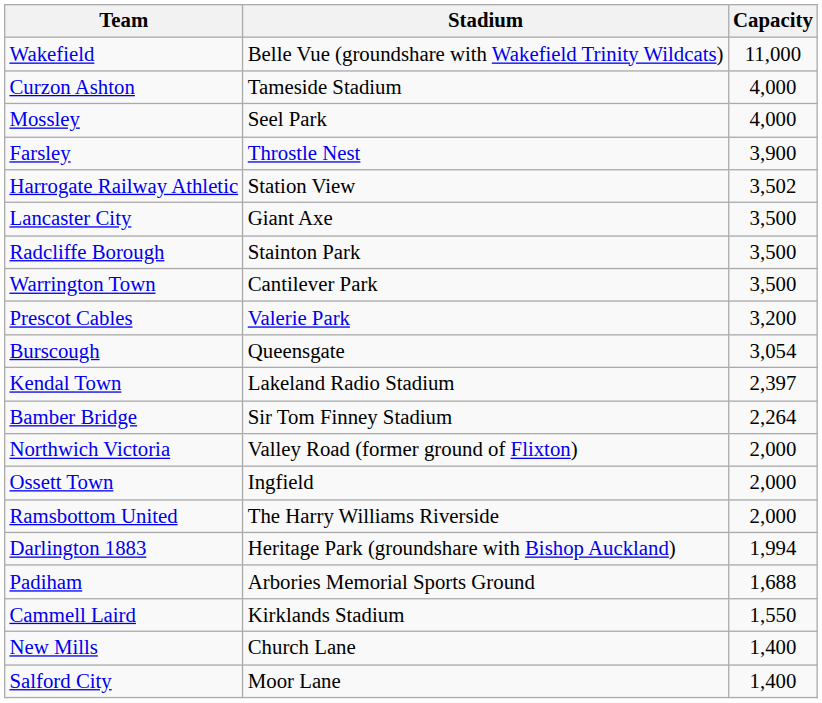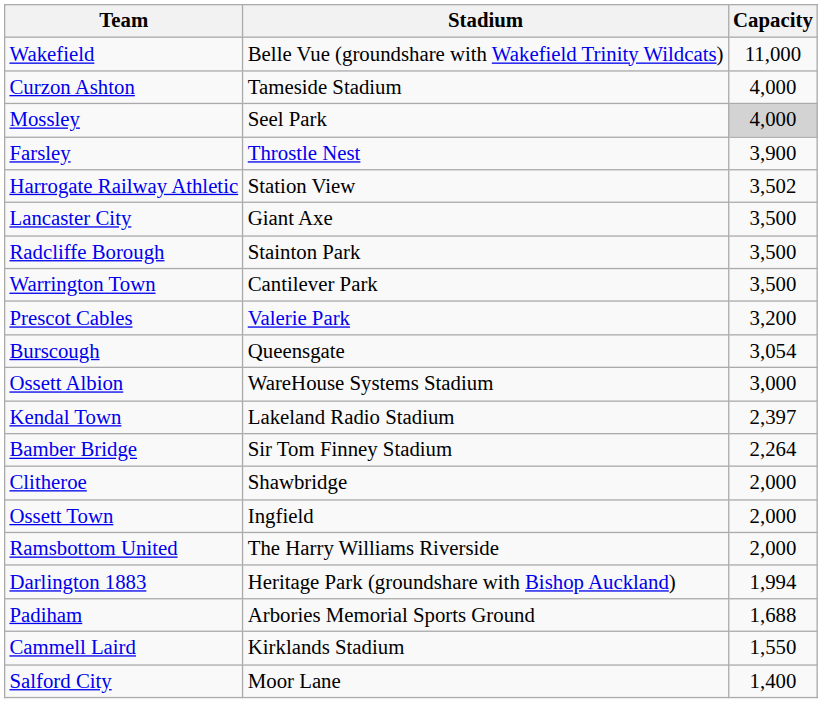(773, 119) no background -> (773, 119) lightgrey background
+ row: (66, 383)
+ row: (48, 482)
- row: (90, 449)
- row: (54, 647)
